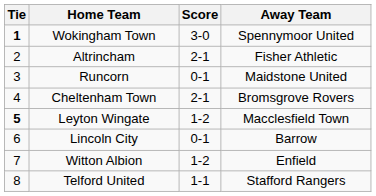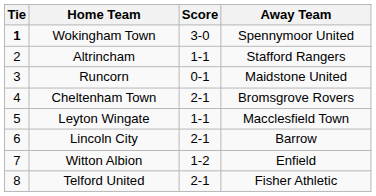(200, 56) 2-1 -> (200, 56) 1-1
(296, 56) Fisher Athletic -> (296, 56) Stafford Rangers
(17, 118) bold -> (17, 118) normal
(200, 118) 1-2 -> (200, 118) 1-1
(200, 139) 0-1 -> (200, 139) 2-1
(200, 181) 1-1 -> (200, 181) 2-1
(296, 181) Stafford Rangers -> (296, 181) Fisher Athletic
